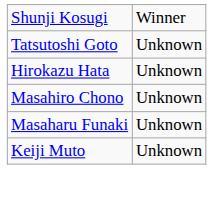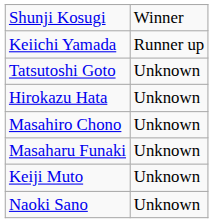+ row: (63, 44)
+ row: (48, 204)
